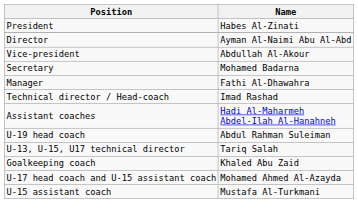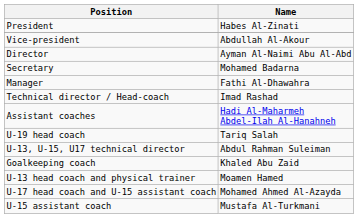rows swapped: (43, 54) <-> (27, 40)
(275, 135) Abdul Rahman Suleiman -> (249, 135) Tariq Salah
(249, 149) Tariq Salah -> (275, 149) Abdul Rahman Suleiman
+ row: (101, 178)
